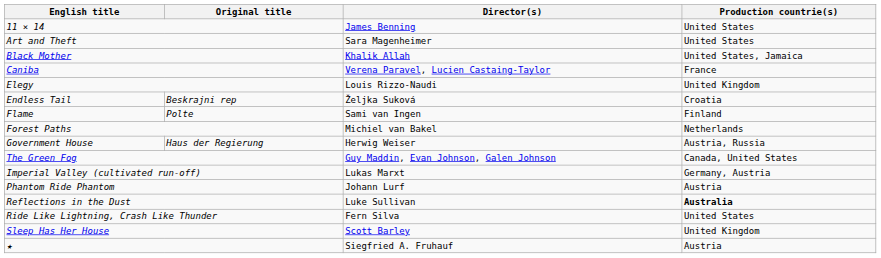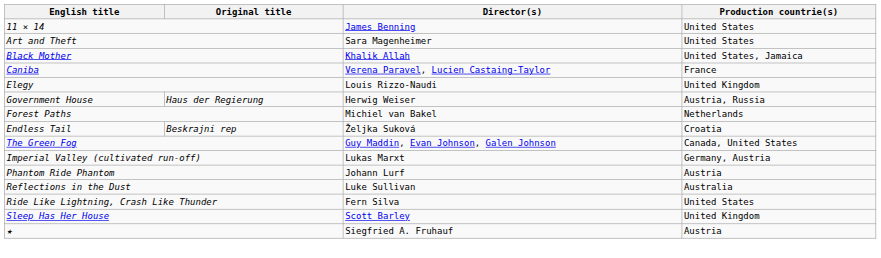rows swapped: (39, 99) <-> (50, 143)
- row: (20, 114)
(708, 202) bold -> (708, 187) normal
